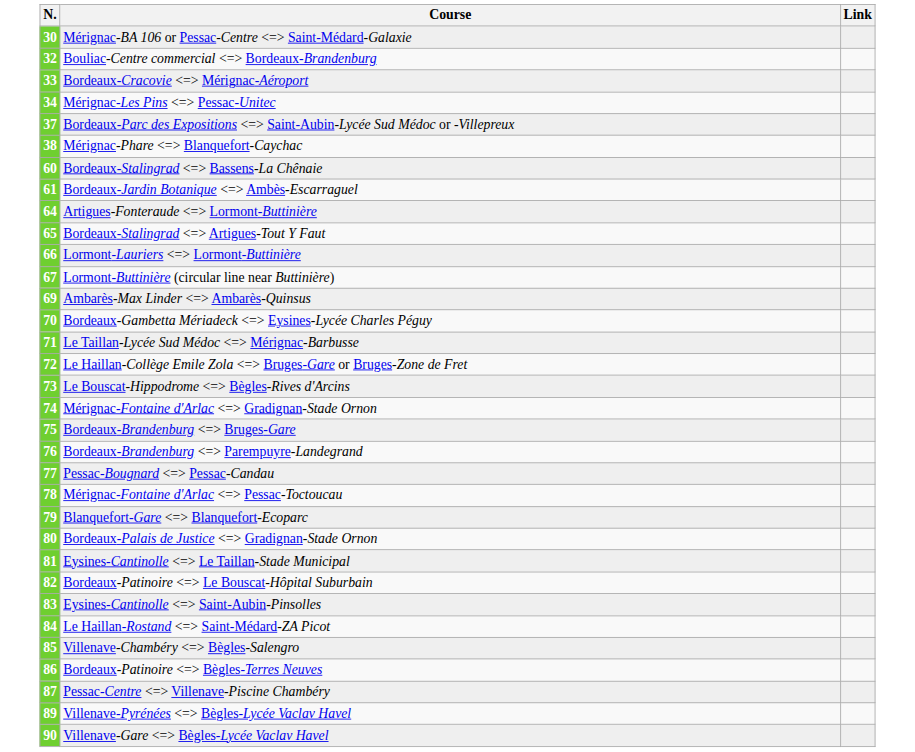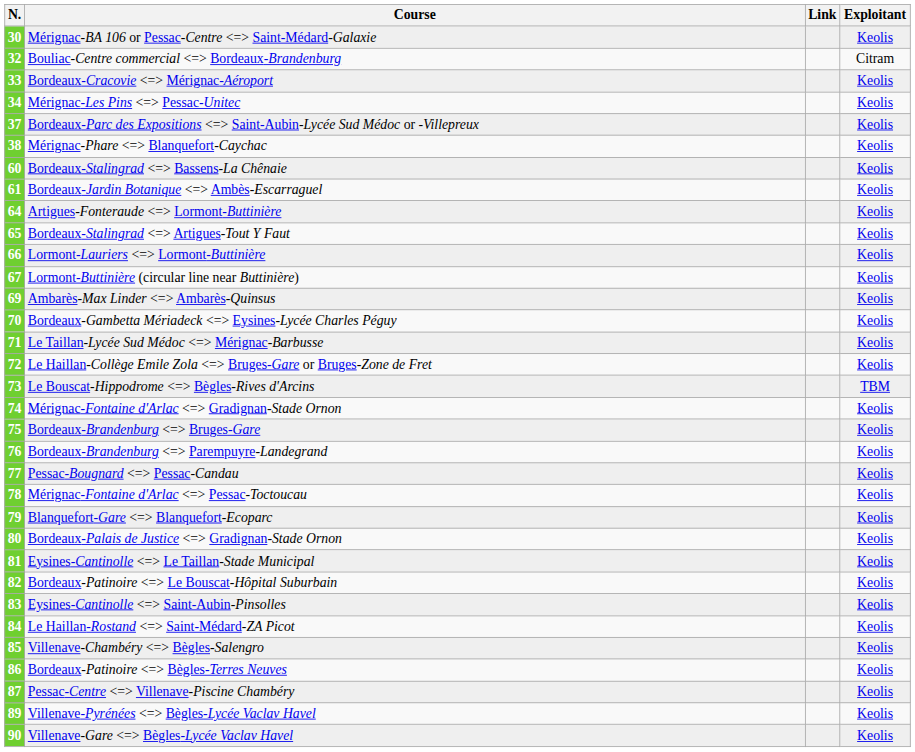+ column: (875, 15)
